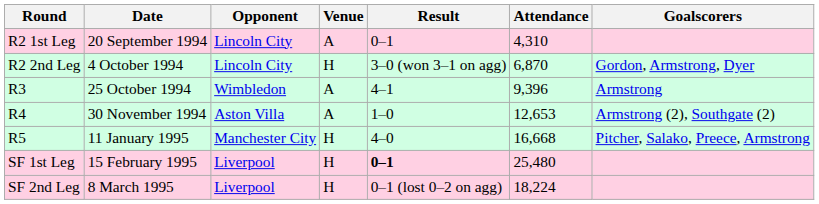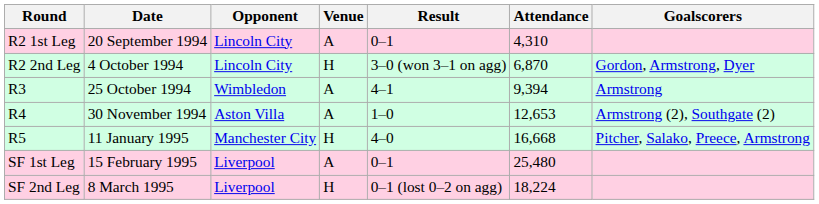(531, 89) 9,396 -> (531, 89) 9,394
(329, 162) H -> (329, 162) A
(382, 162) bold -> (382, 162) normal
